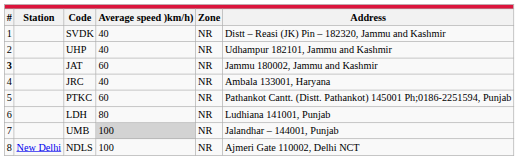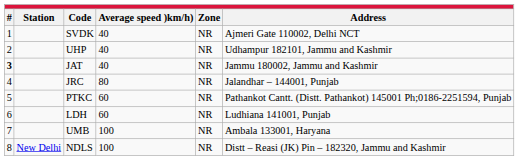(335, 33) Distt – Reasi (JK) Pin – 182320, Jammu and Kashmir -> (292, 33) Ajmeri Gate 110002, Delhi NCT
(104, 66) 60 -> (104, 66) 40
(104, 82) 40 -> (104, 82) 80
(278, 82) Ambala 133001, Haryana -> (282, 82) Jalandhar – 144001, Punjab
(104, 114) 80 -> (104, 114) 60
(106, 131) lightgrey background -> (106, 131) no background
(282, 131) Jalandhar – 144001, Punjab -> (278, 131) Ambala 133001, Haryana
(292, 147) Ajmeri Gate 110002, Delhi NCT -> (335, 147) Distt – Reasi (JK) Pin – 182320, Jammu and Kashmir
